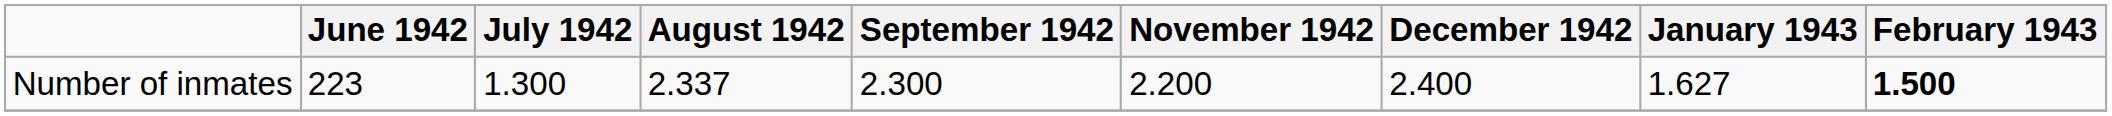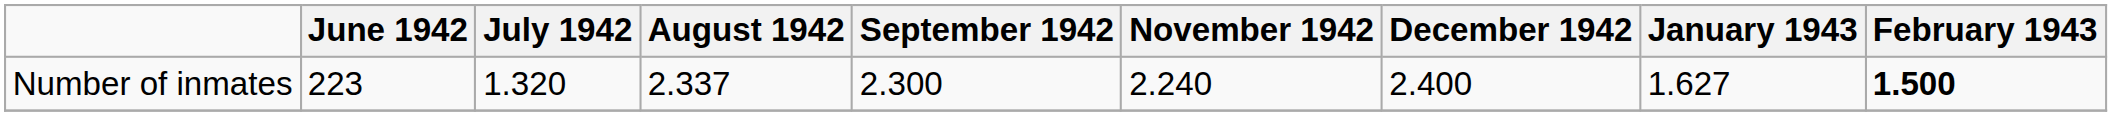(525, 83) 1.300 -> (525, 83) 1.320
(1171, 83) 2.200 -> (1171, 83) 2.240
